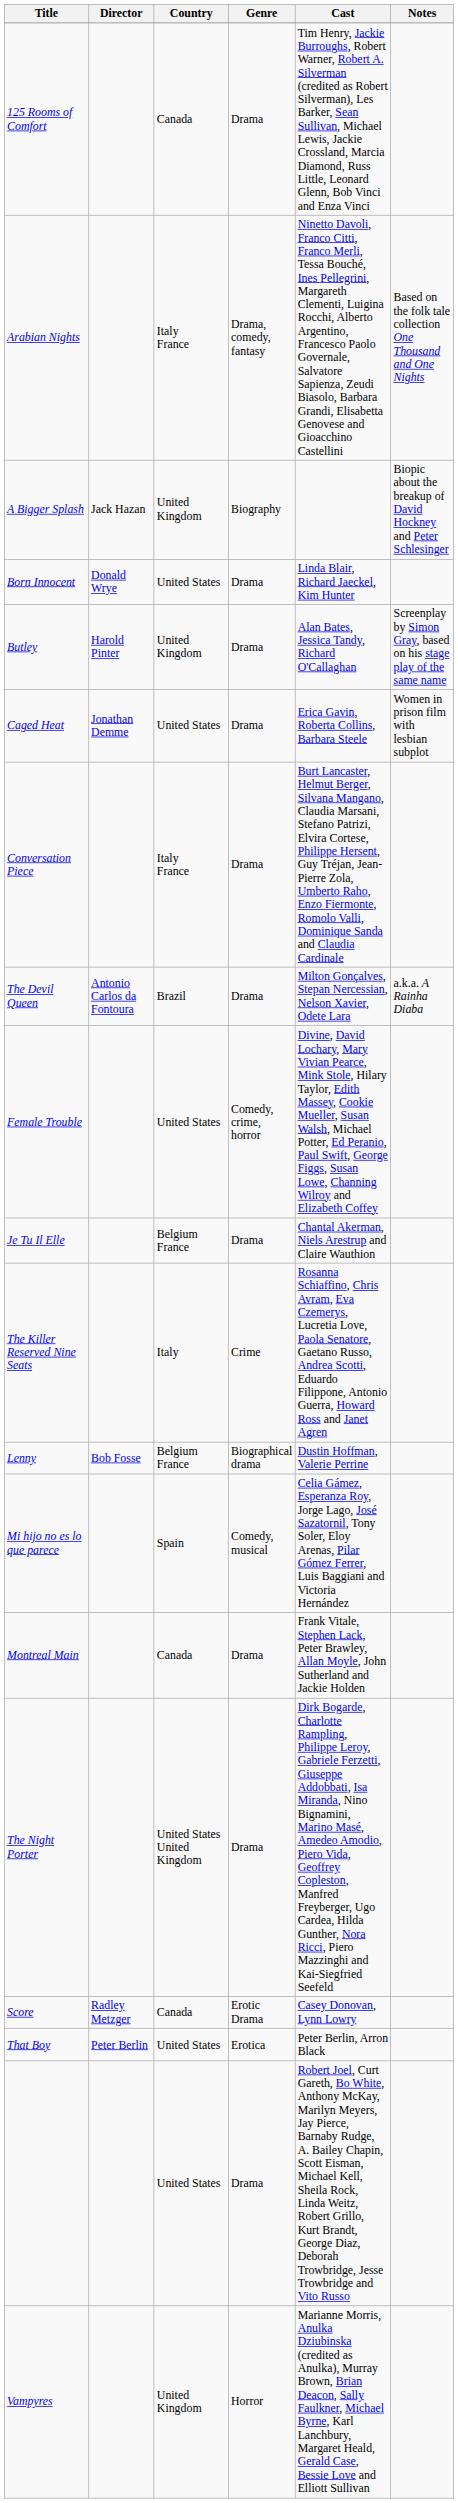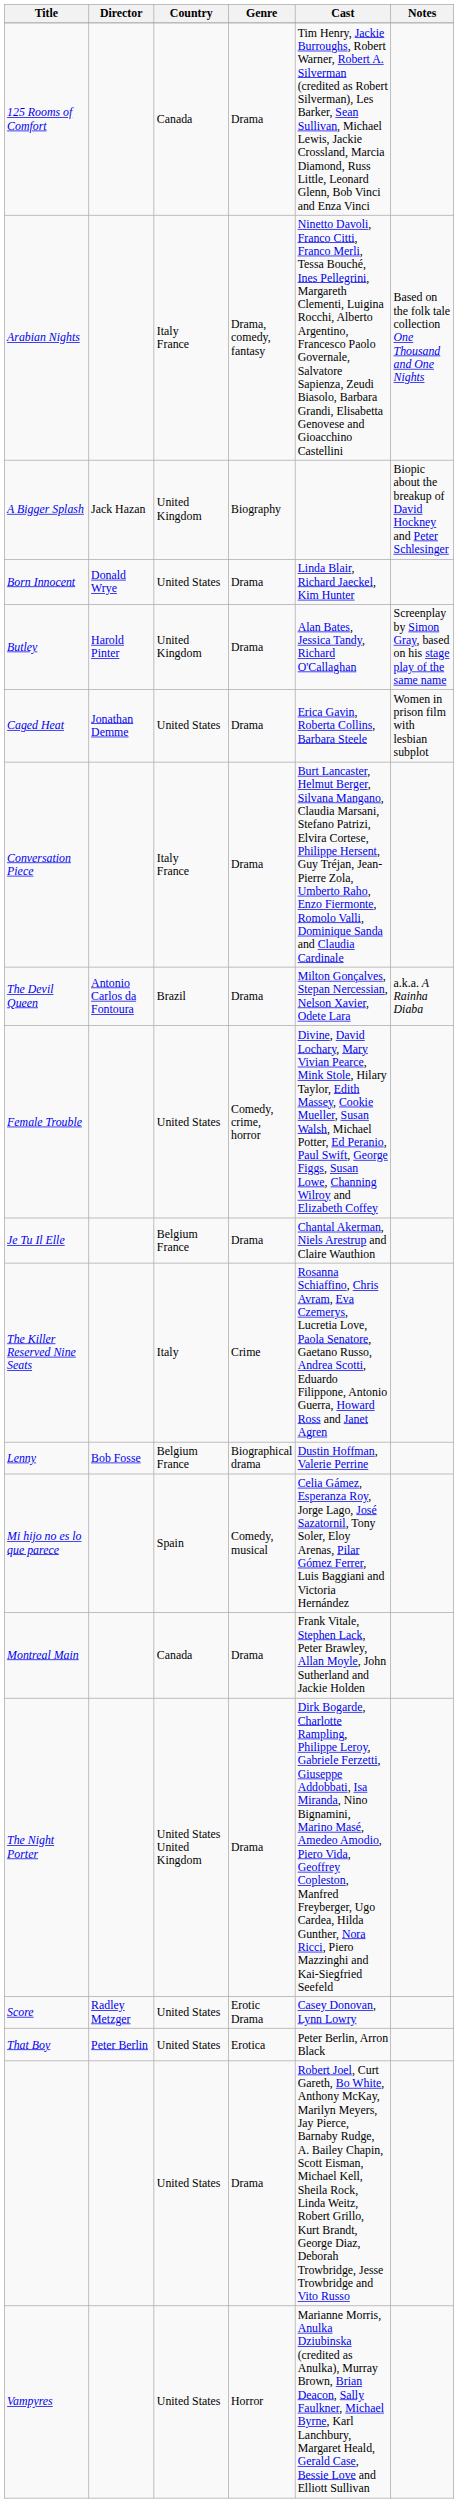(175, 2012) Canada -> (189, 2012) United States
(179, 2401) United Kingdom -> (189, 2401) United States
